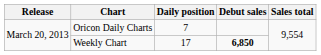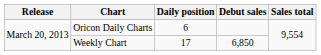(186, 27) 7 -> (186, 27) 6
(243, 43) bold -> (243, 43) normal
